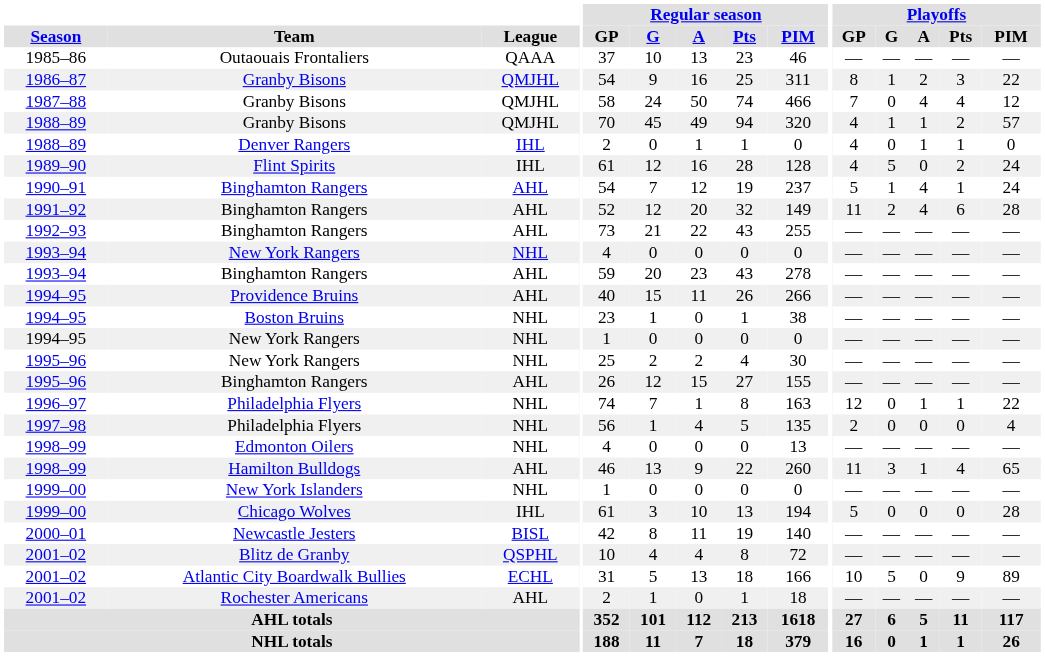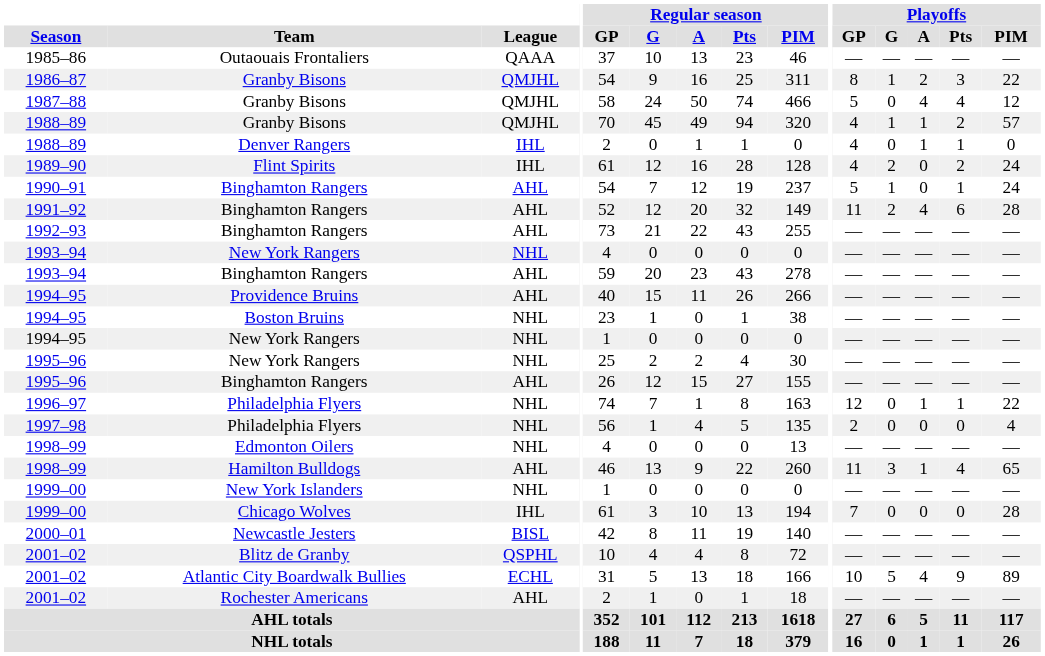(854, 101) 7 -> (854, 101) 5
(891, 165) 5 -> (891, 165) 2
(924, 187) 4 -> (924, 187) 0
(854, 511) 5 -> (854, 511) 7
(924, 576) 0 -> (924, 576) 4
